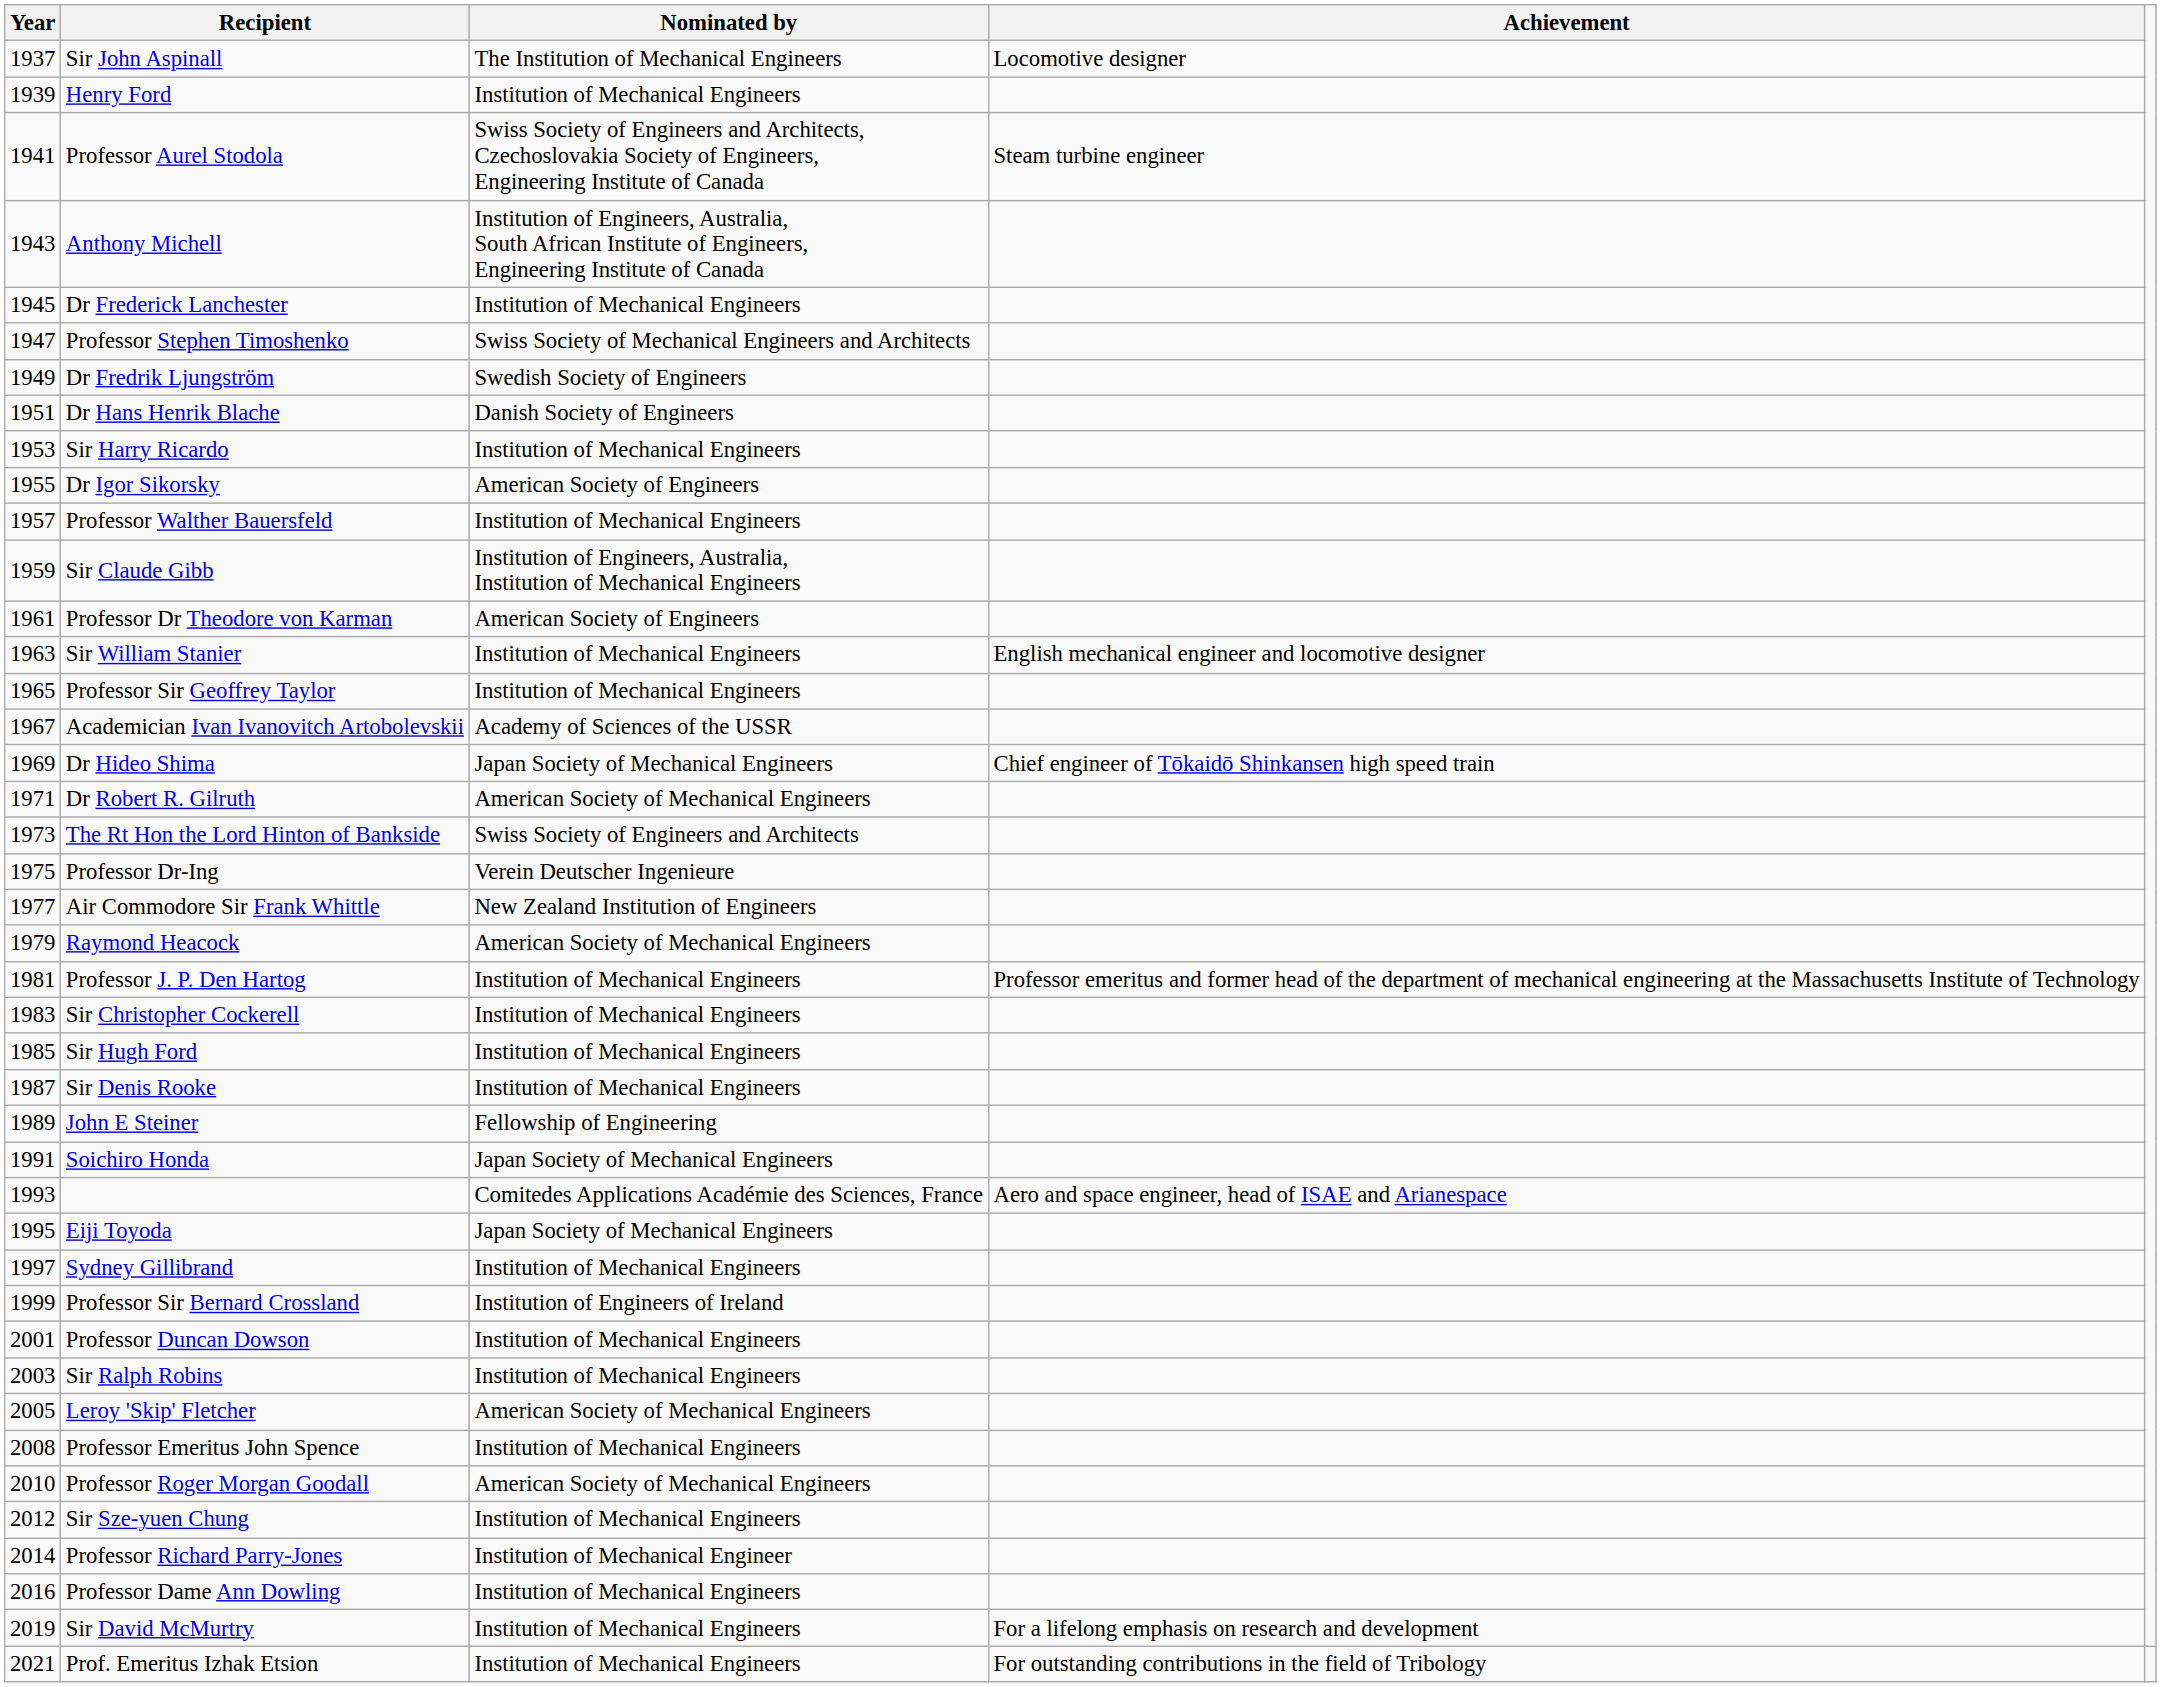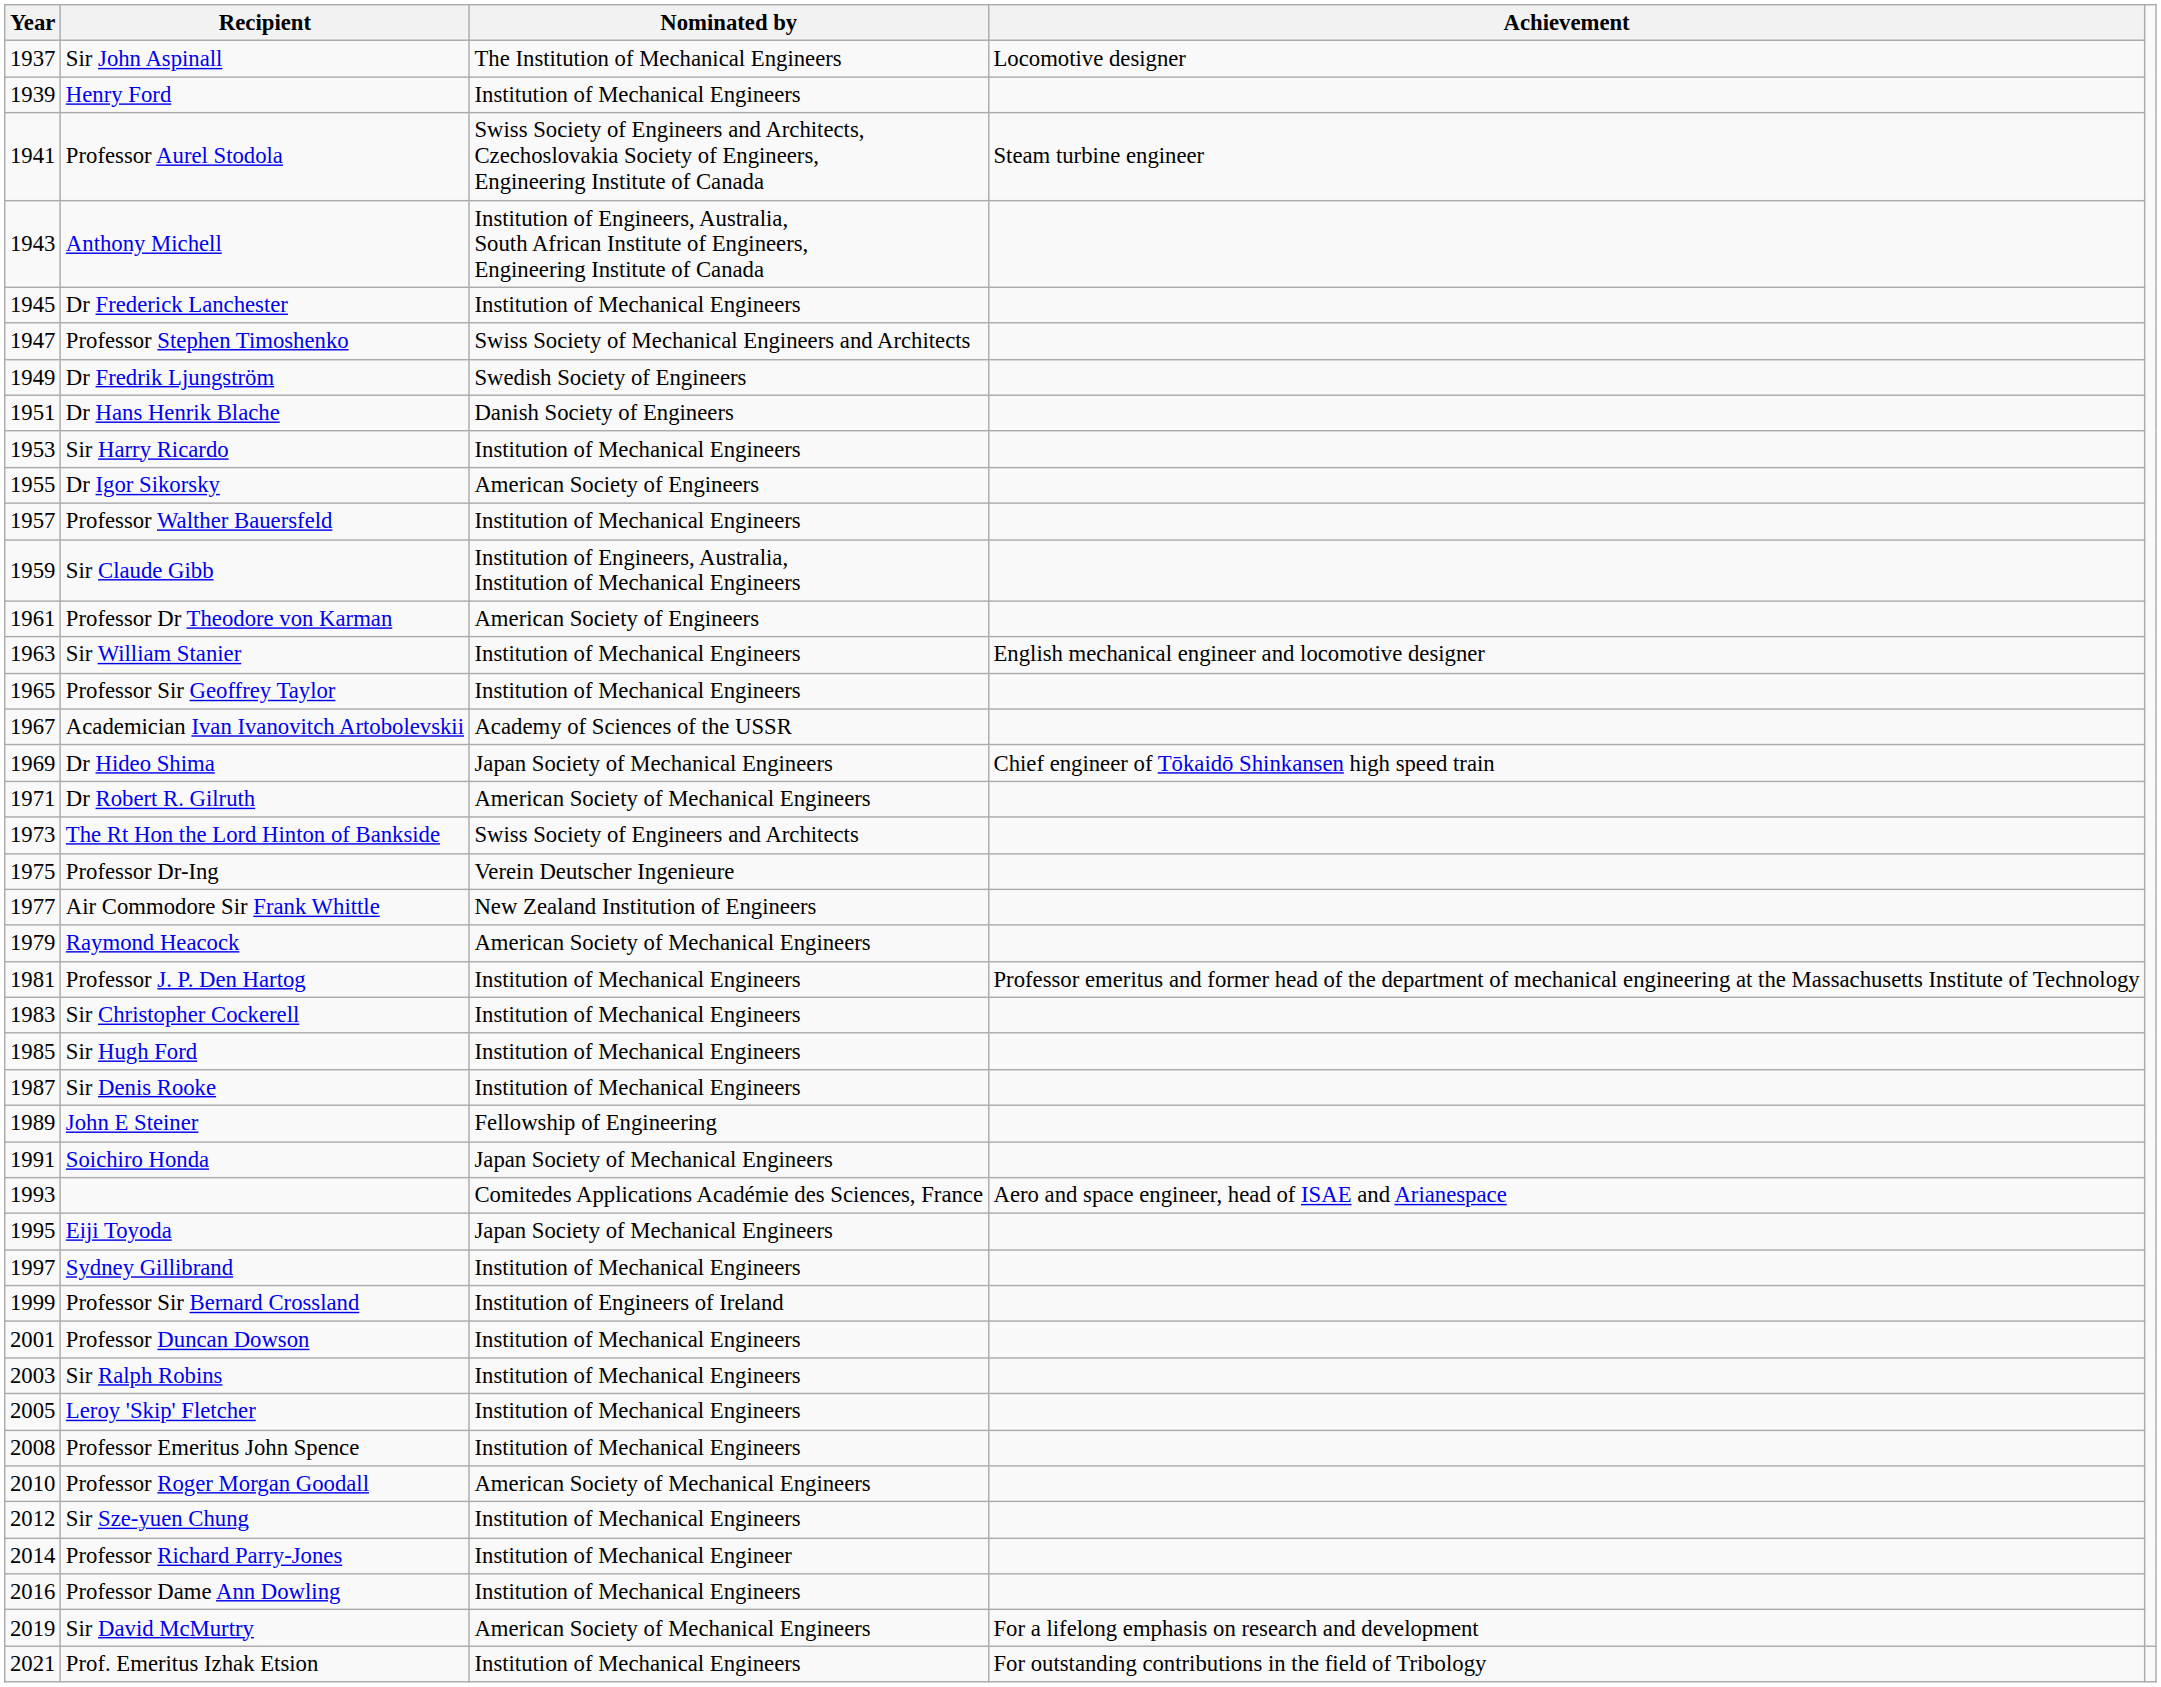(673, 1411) American Society of Mechanical Engineers -> (638, 1411) Institution of Mechanical Engineers
(638, 1627) Institution of Mechanical Engineers -> (673, 1627) American Society of Mechanical Engineers
